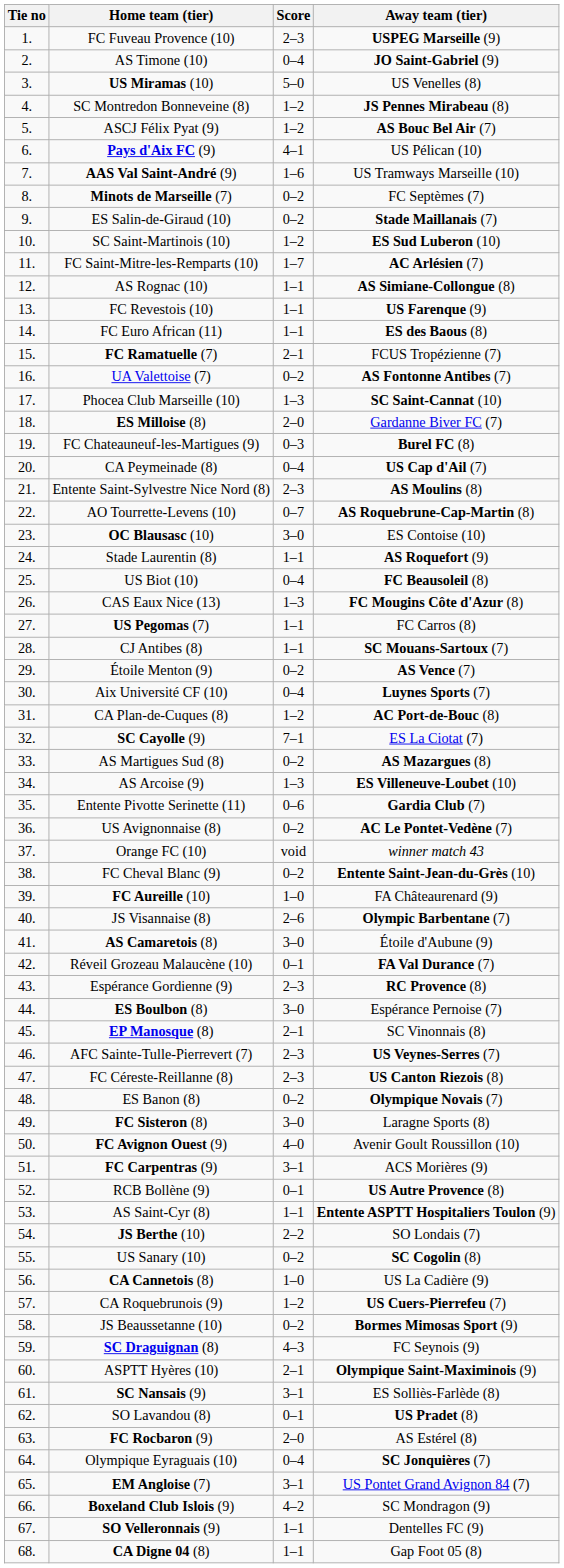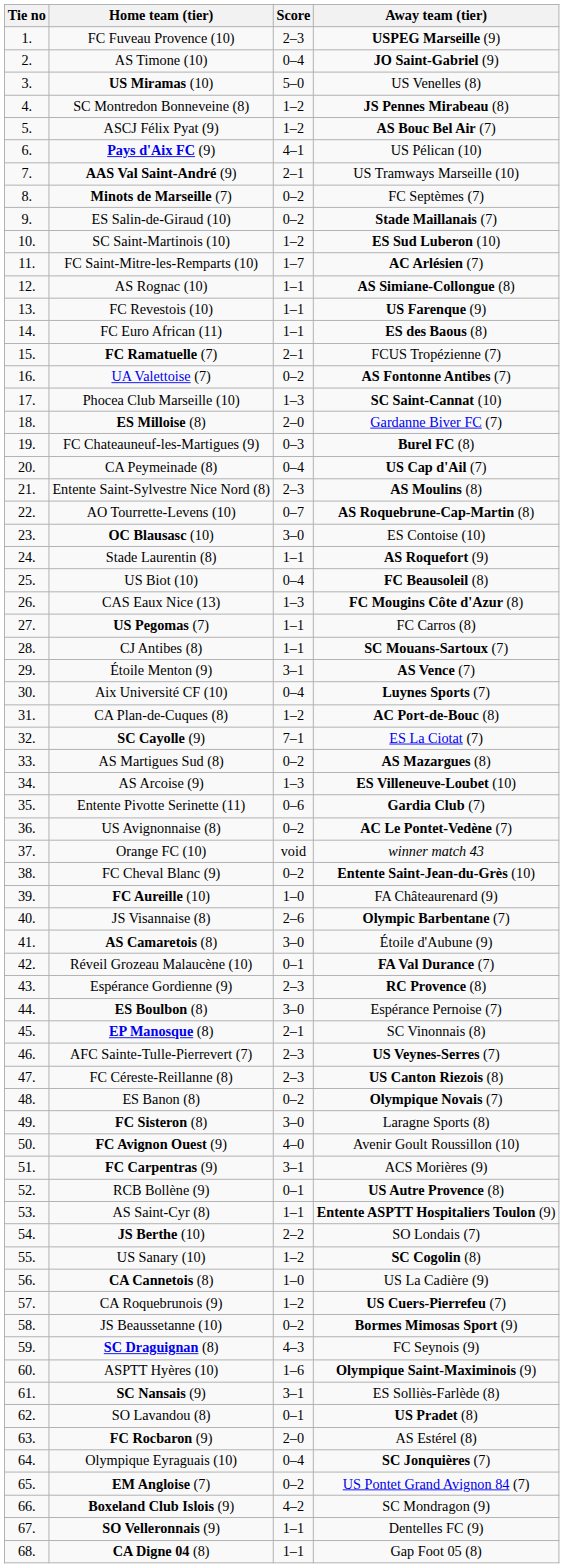(293, 173) 1–6 -> (293, 173) 2–1
(293, 670) 0–2 -> (293, 670) 3–1
(293, 1257) 0–2 -> (293, 1257) 1–2
(293, 1370) 2–1 -> (293, 1370) 1–6
(293, 1483) 3–1 -> (293, 1483) 0–2
